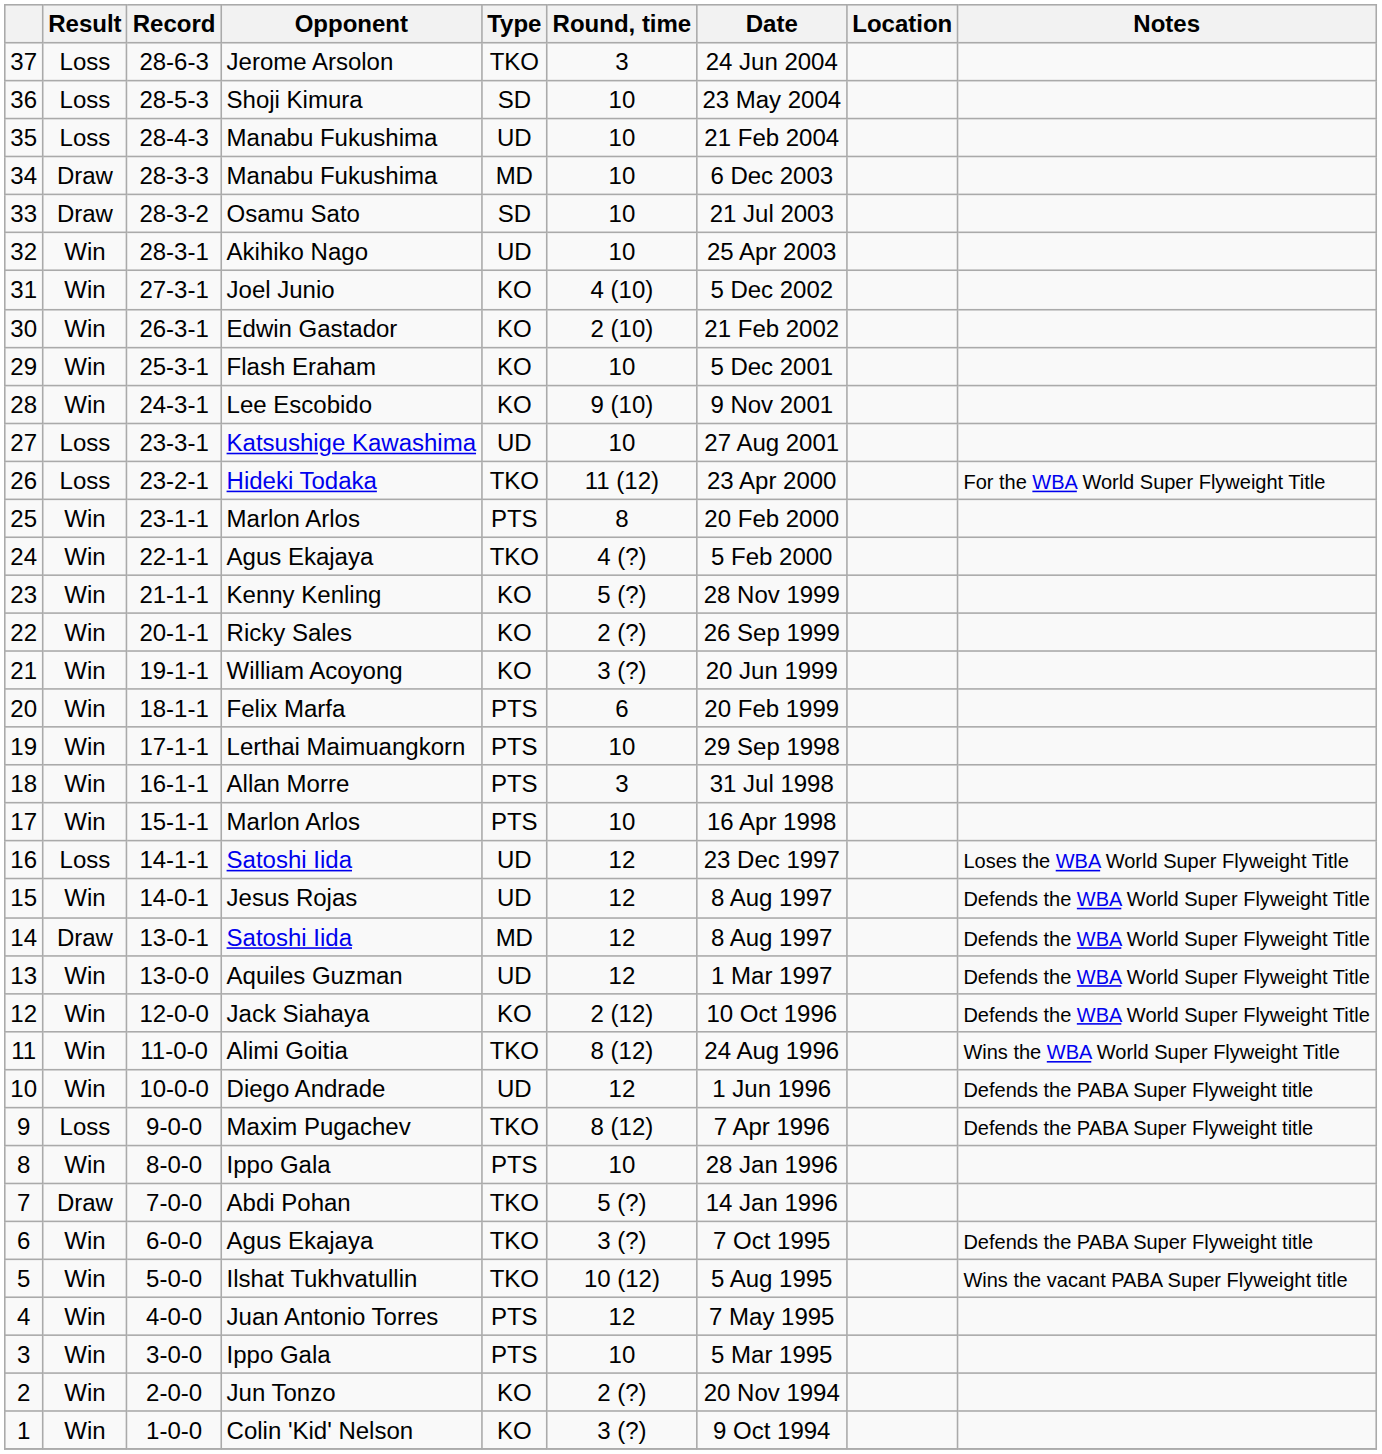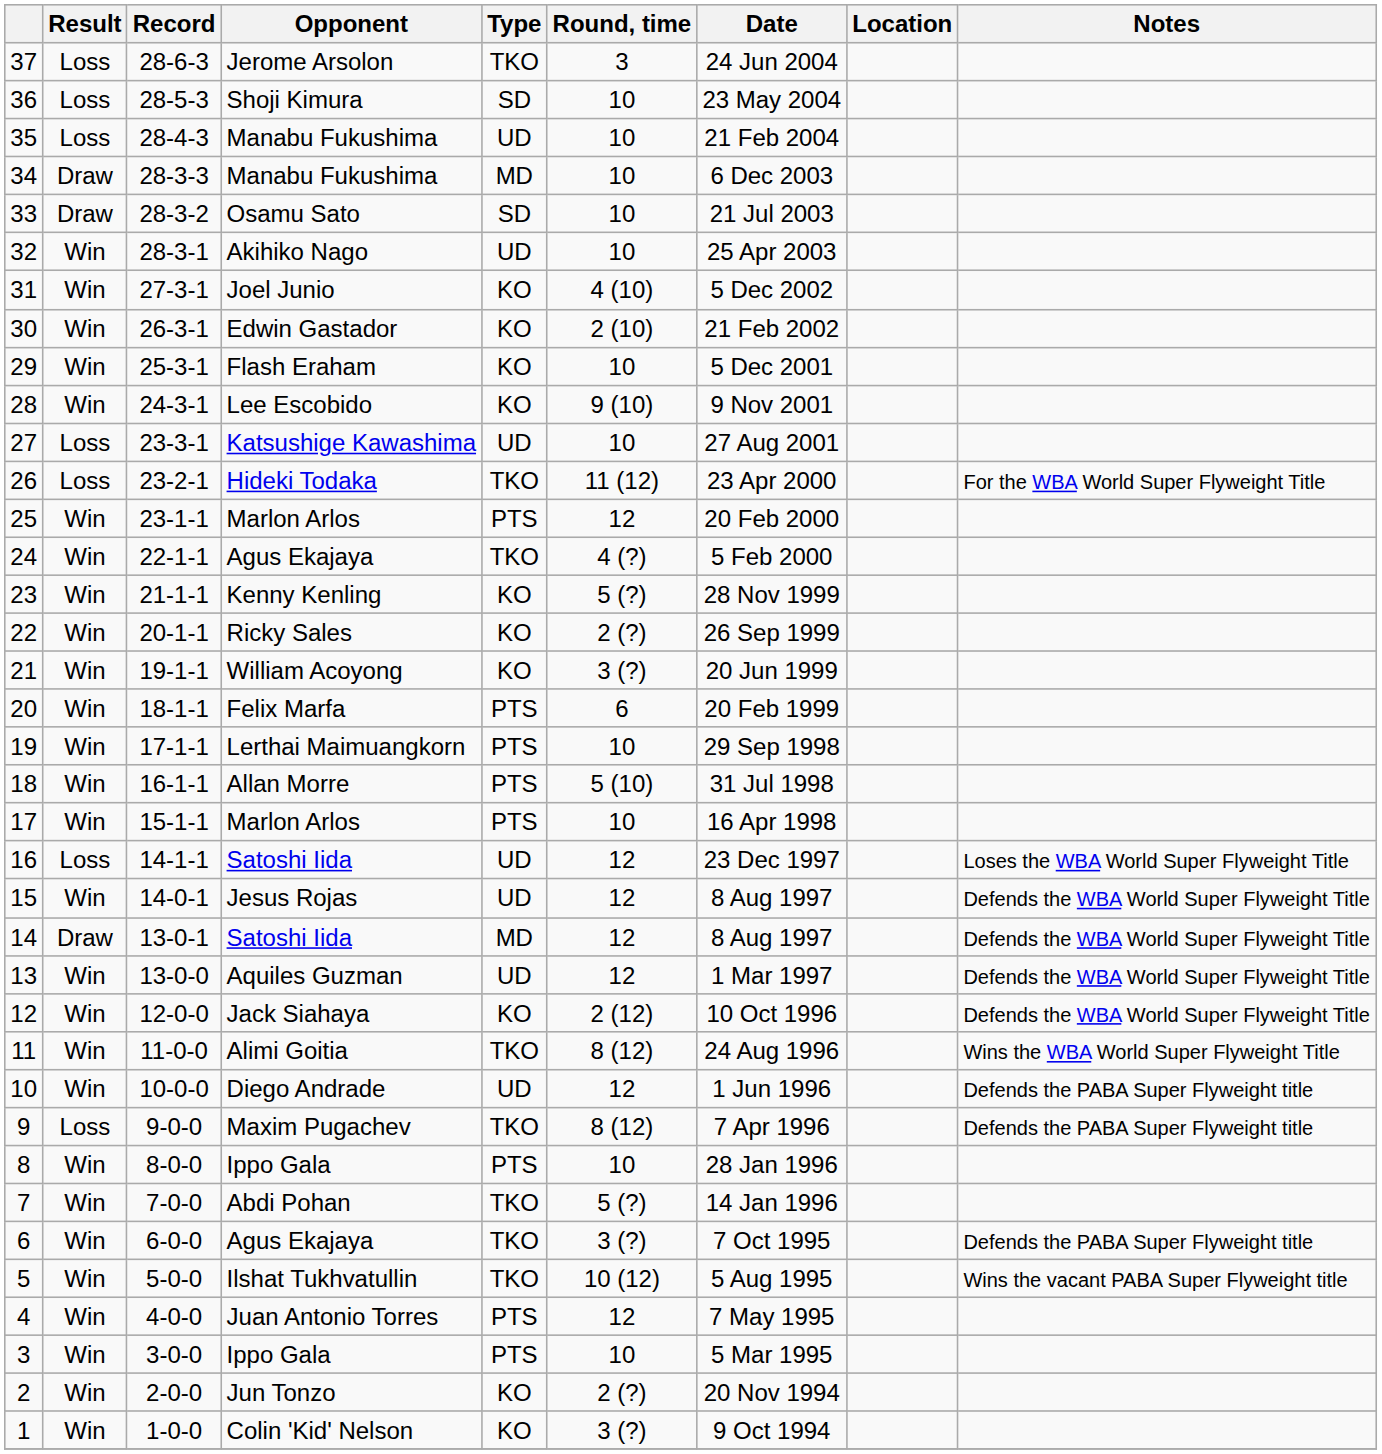(622, 518) 8 -> (622, 518) 12
(622, 784) 3 -> (622, 784) 5 (10)
(85, 1203) Draw -> (85, 1203) Win
